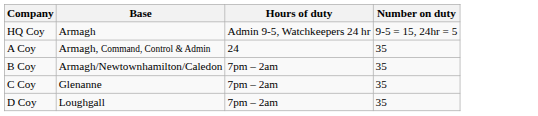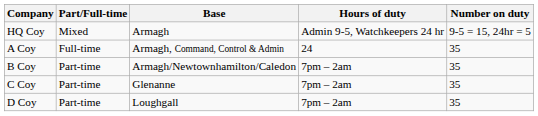+ column: (93, 13)
